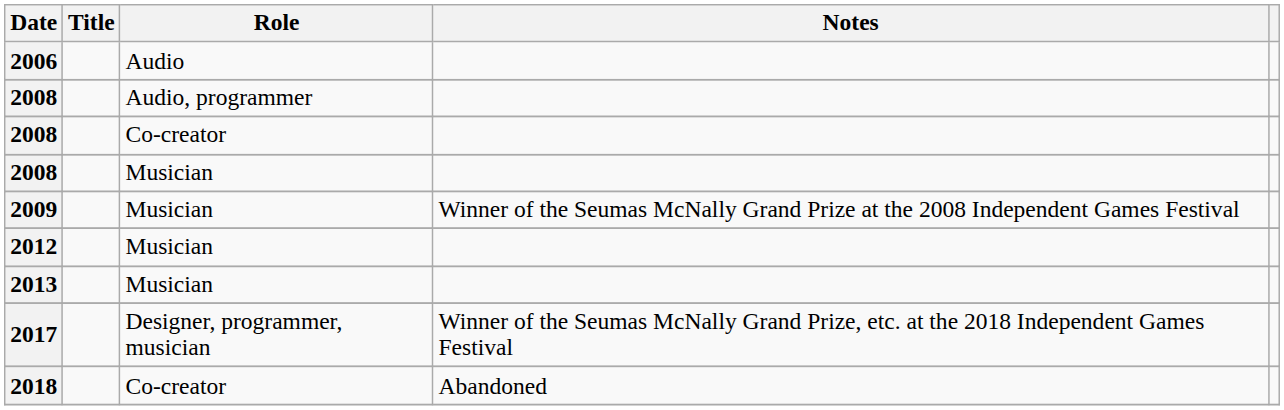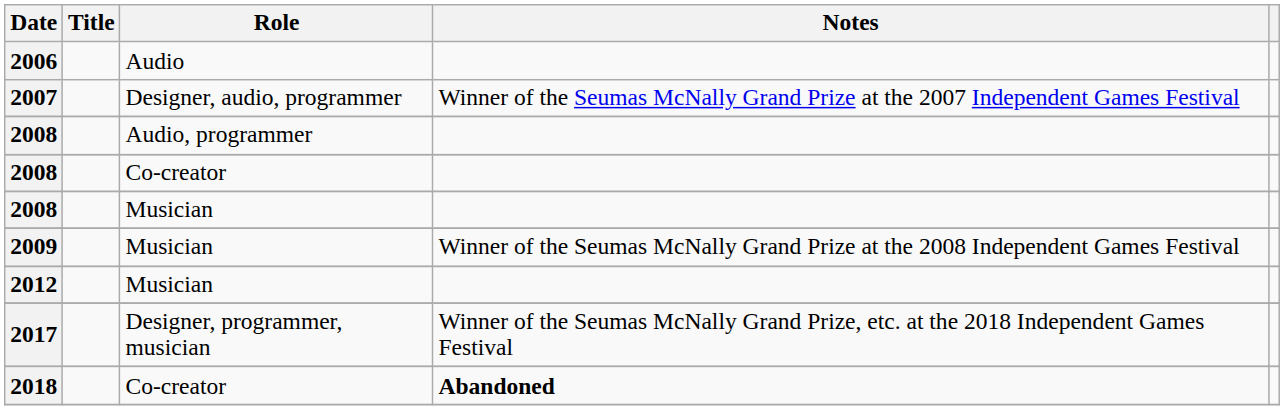+ row: (34, 97)
- row: (34, 284)
(493, 385) normal -> (497, 385) bold
